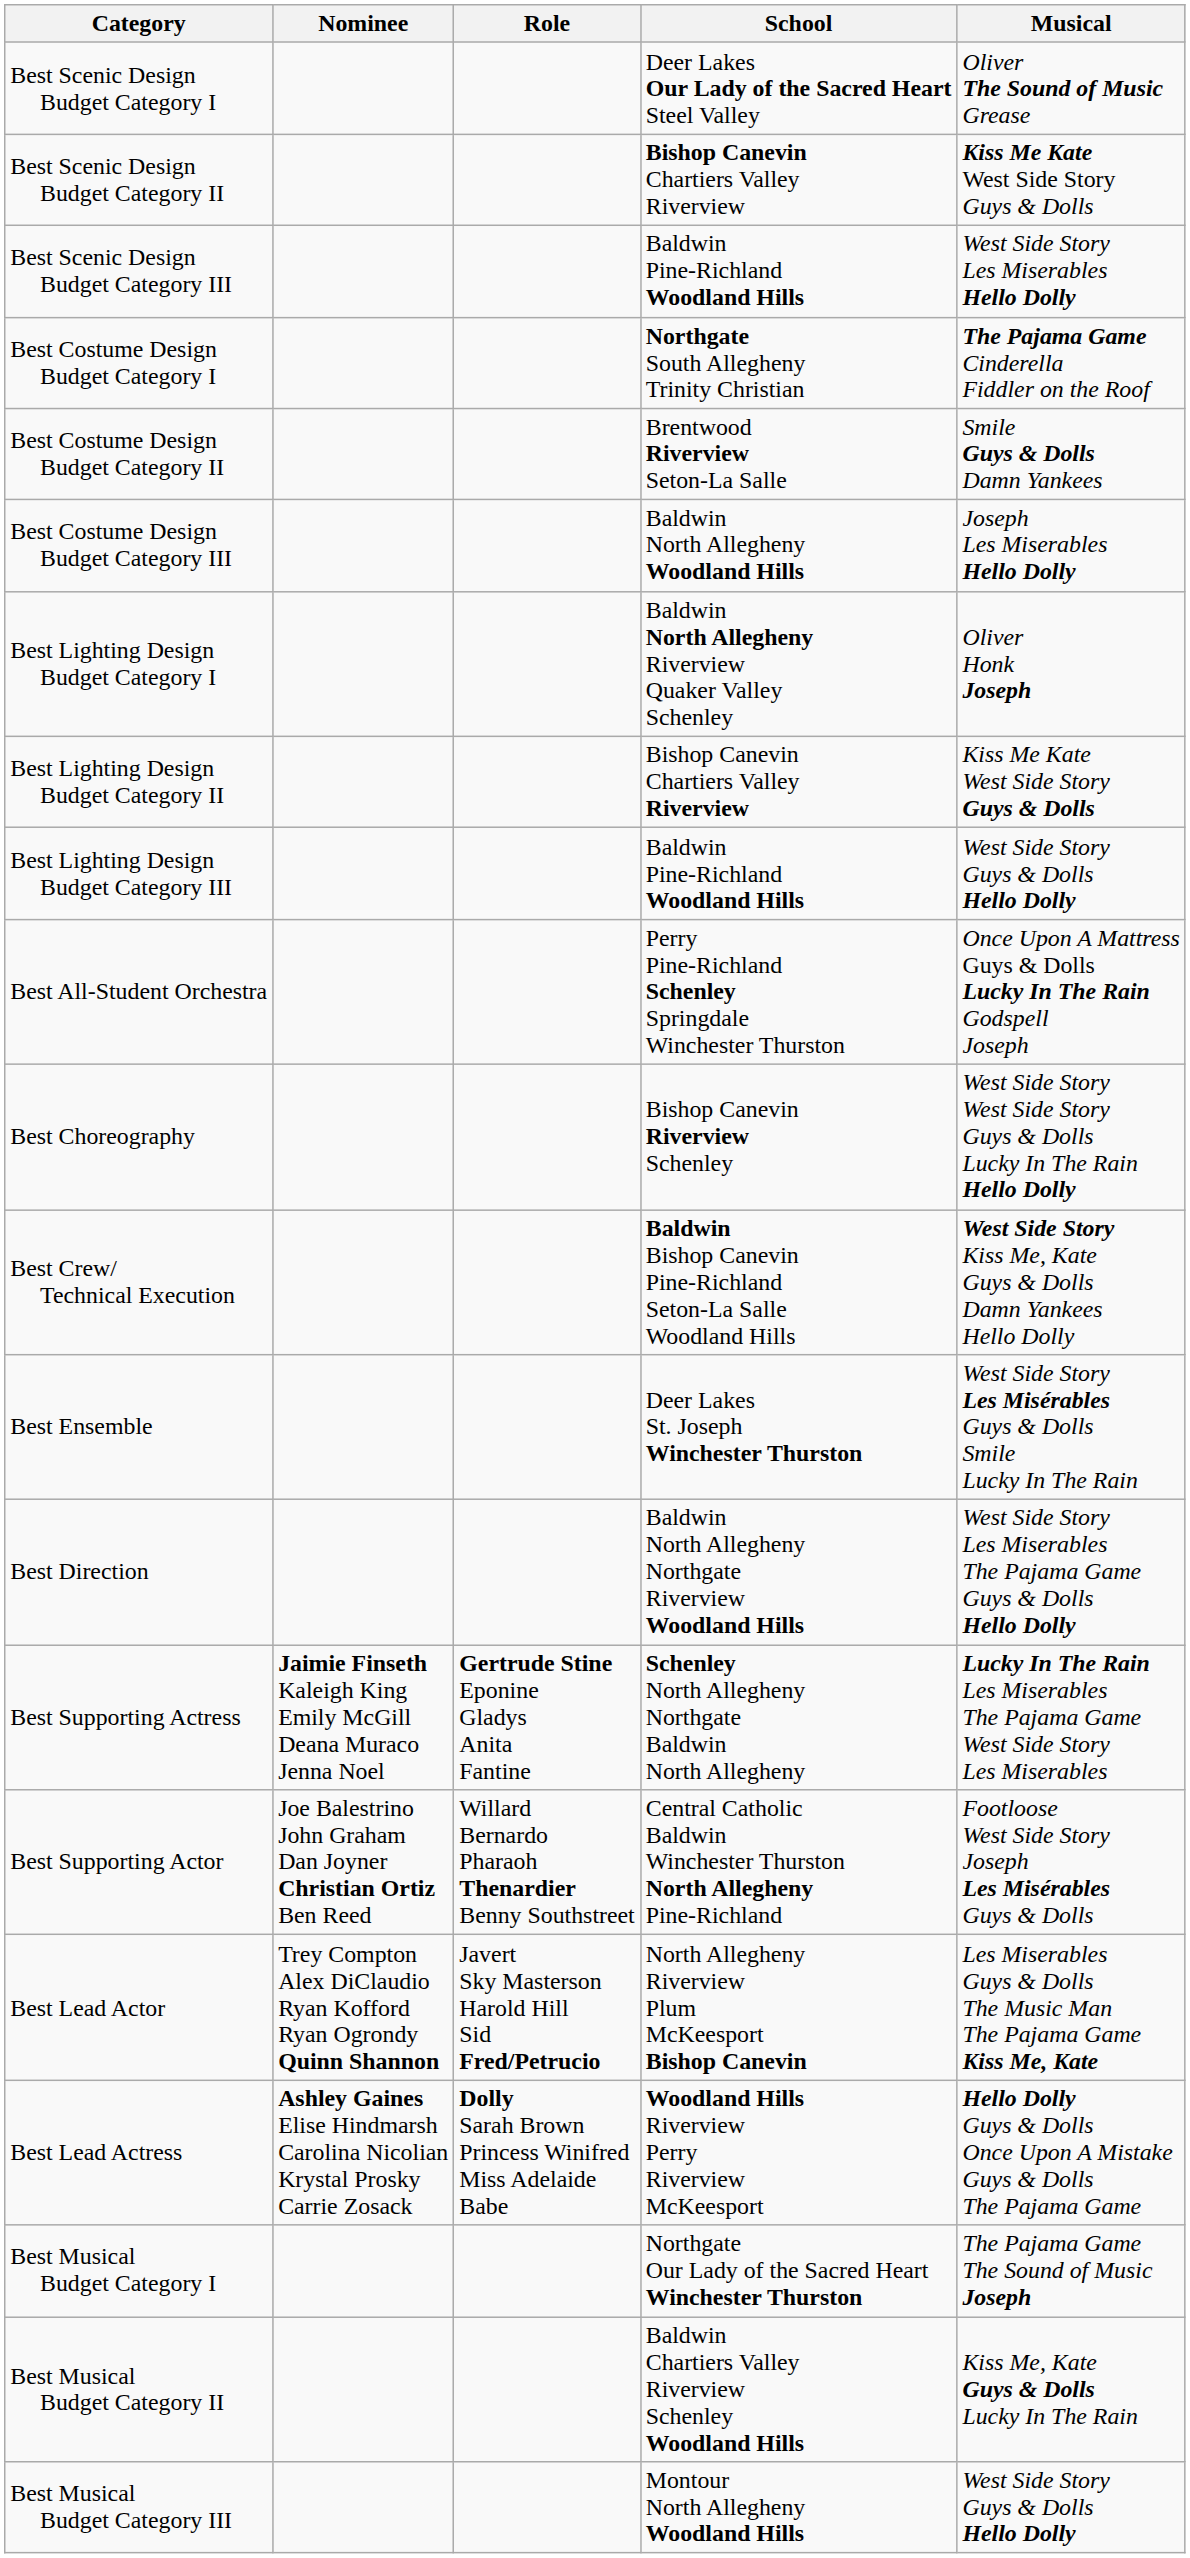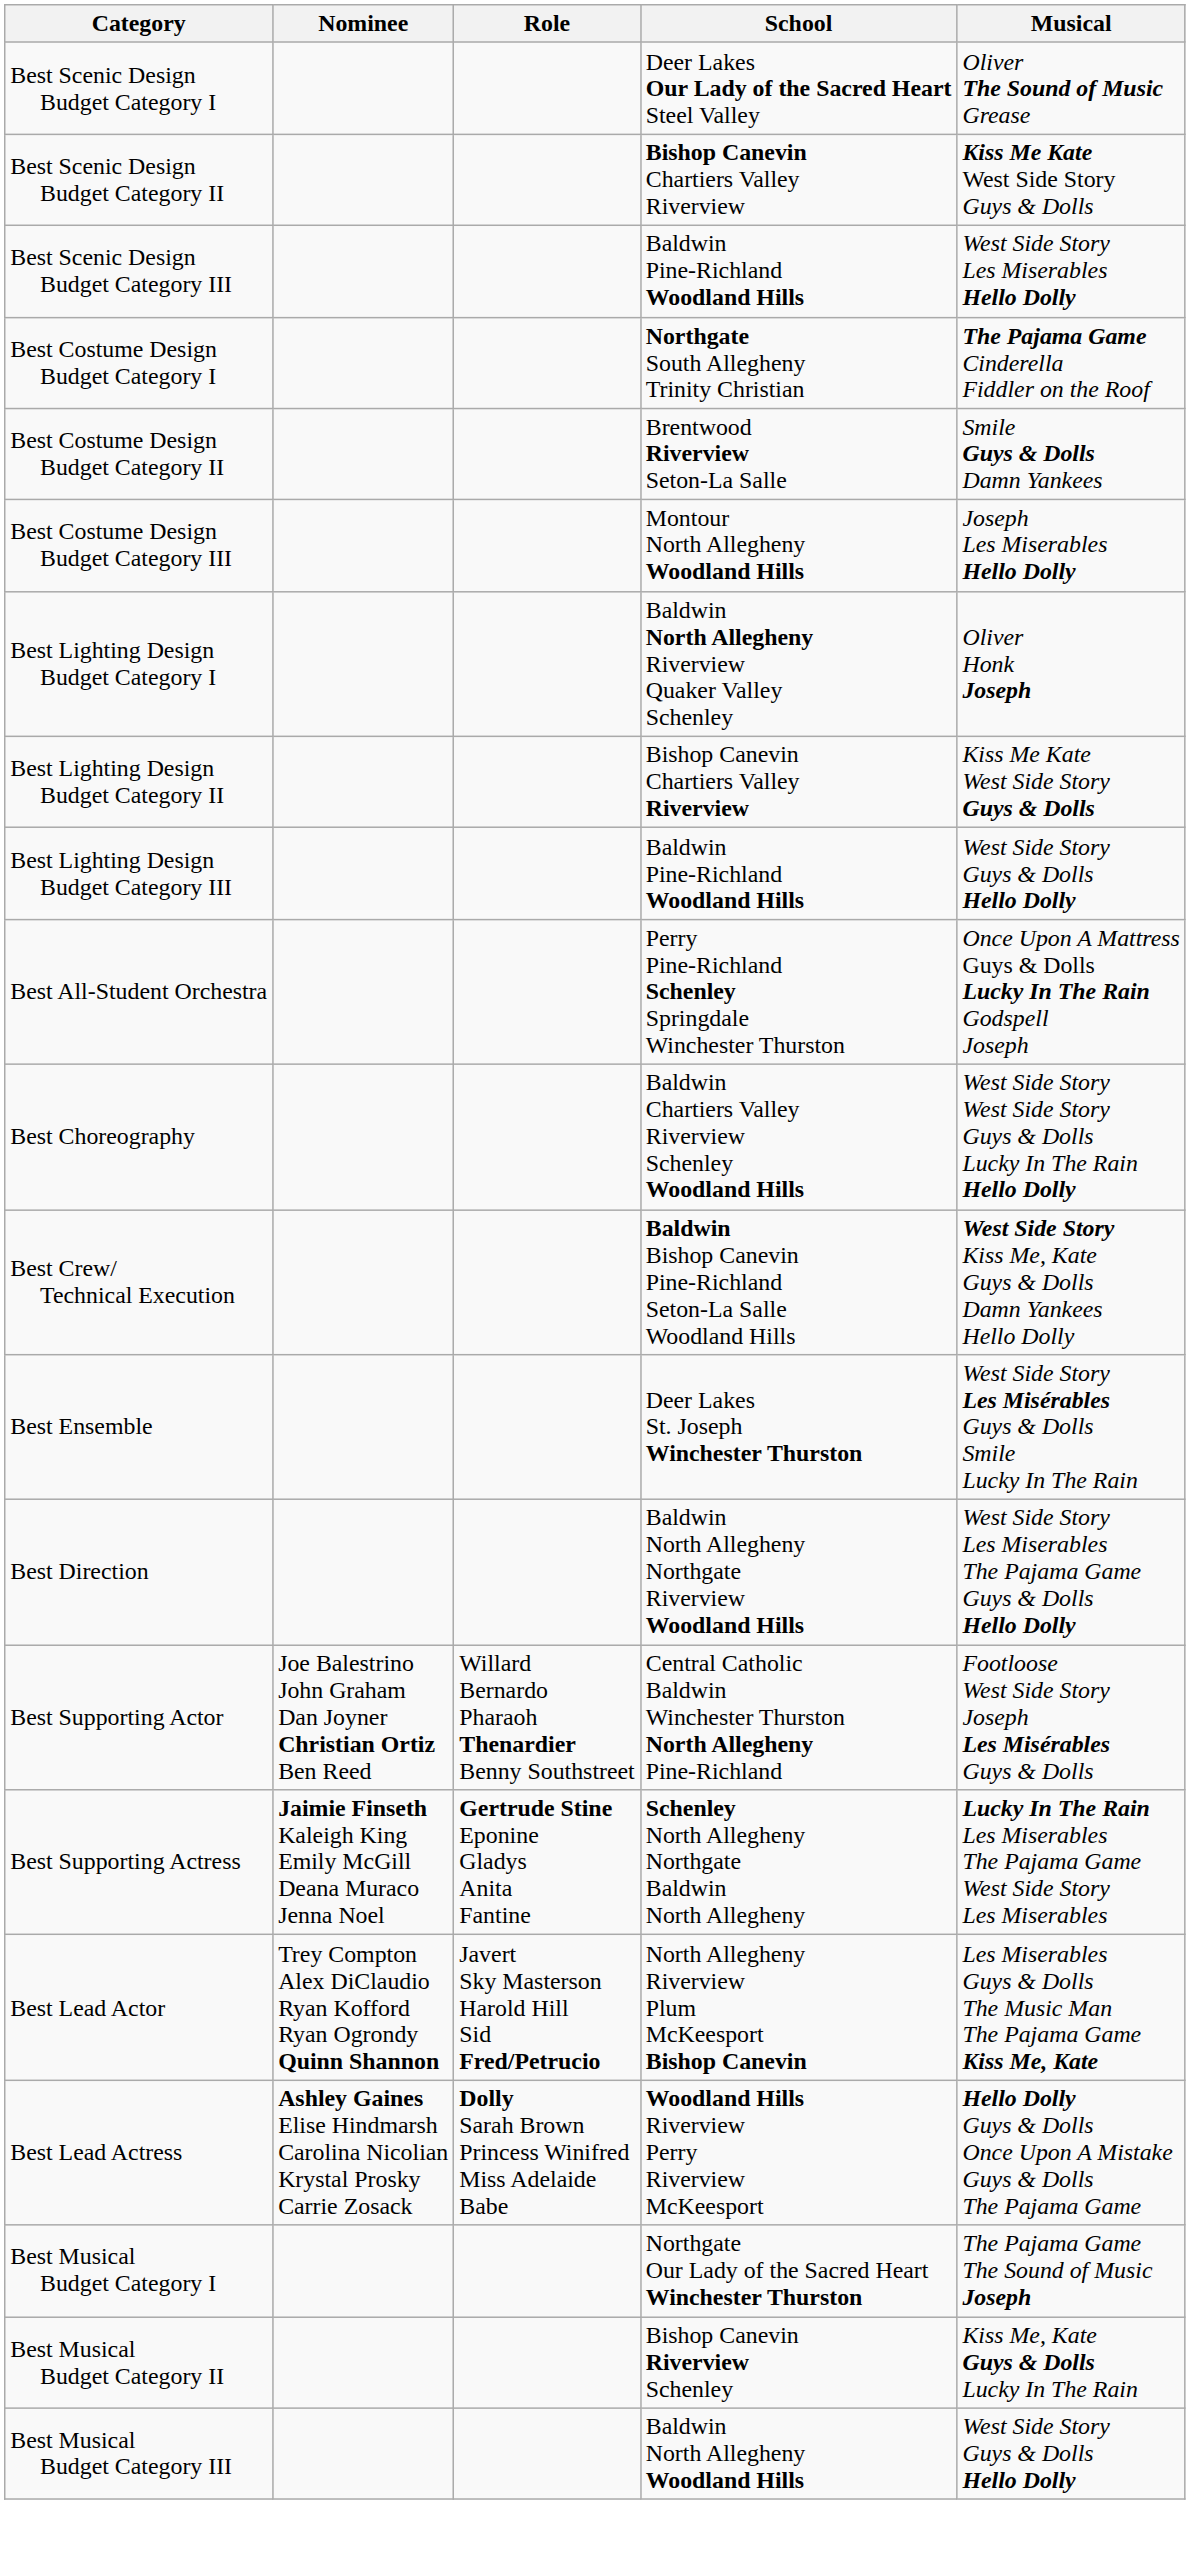(726, 545) Baldwin North Allegheny Woodland Hills -> (726, 545) Montour North Allegheny Woodland Hills
(722, 1136) Bishop Canevin Riverview Schenley -> (725, 1136) Baldwin Chartiers Valley Riverview Schenley Woodland Hills
rows swapped: (117, 1862) <-> (125, 1716)
(725, 2388) Baldwin Chartiers Valley Riverview Schenley Woodland Hills -> (722, 2361) Bishop Canevin Riverview Schenley
(726, 2507) Montour North Allegheny Woodland Hills -> (726, 2453) Baldwin North Allegheny Woodland Hills
